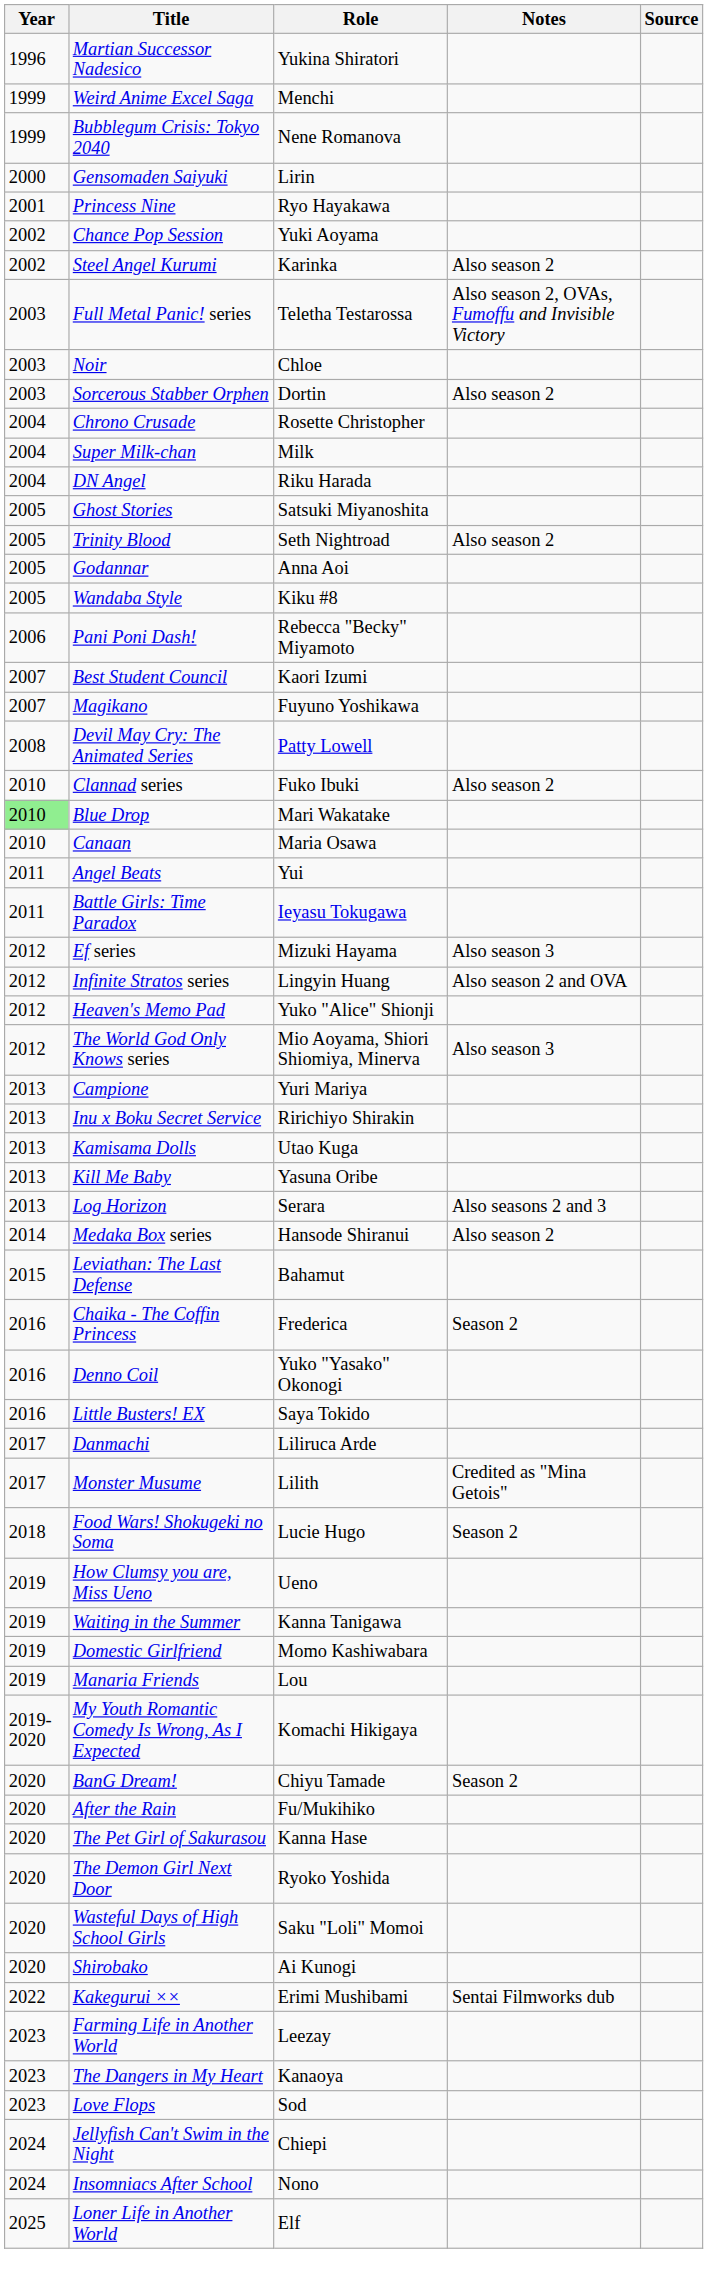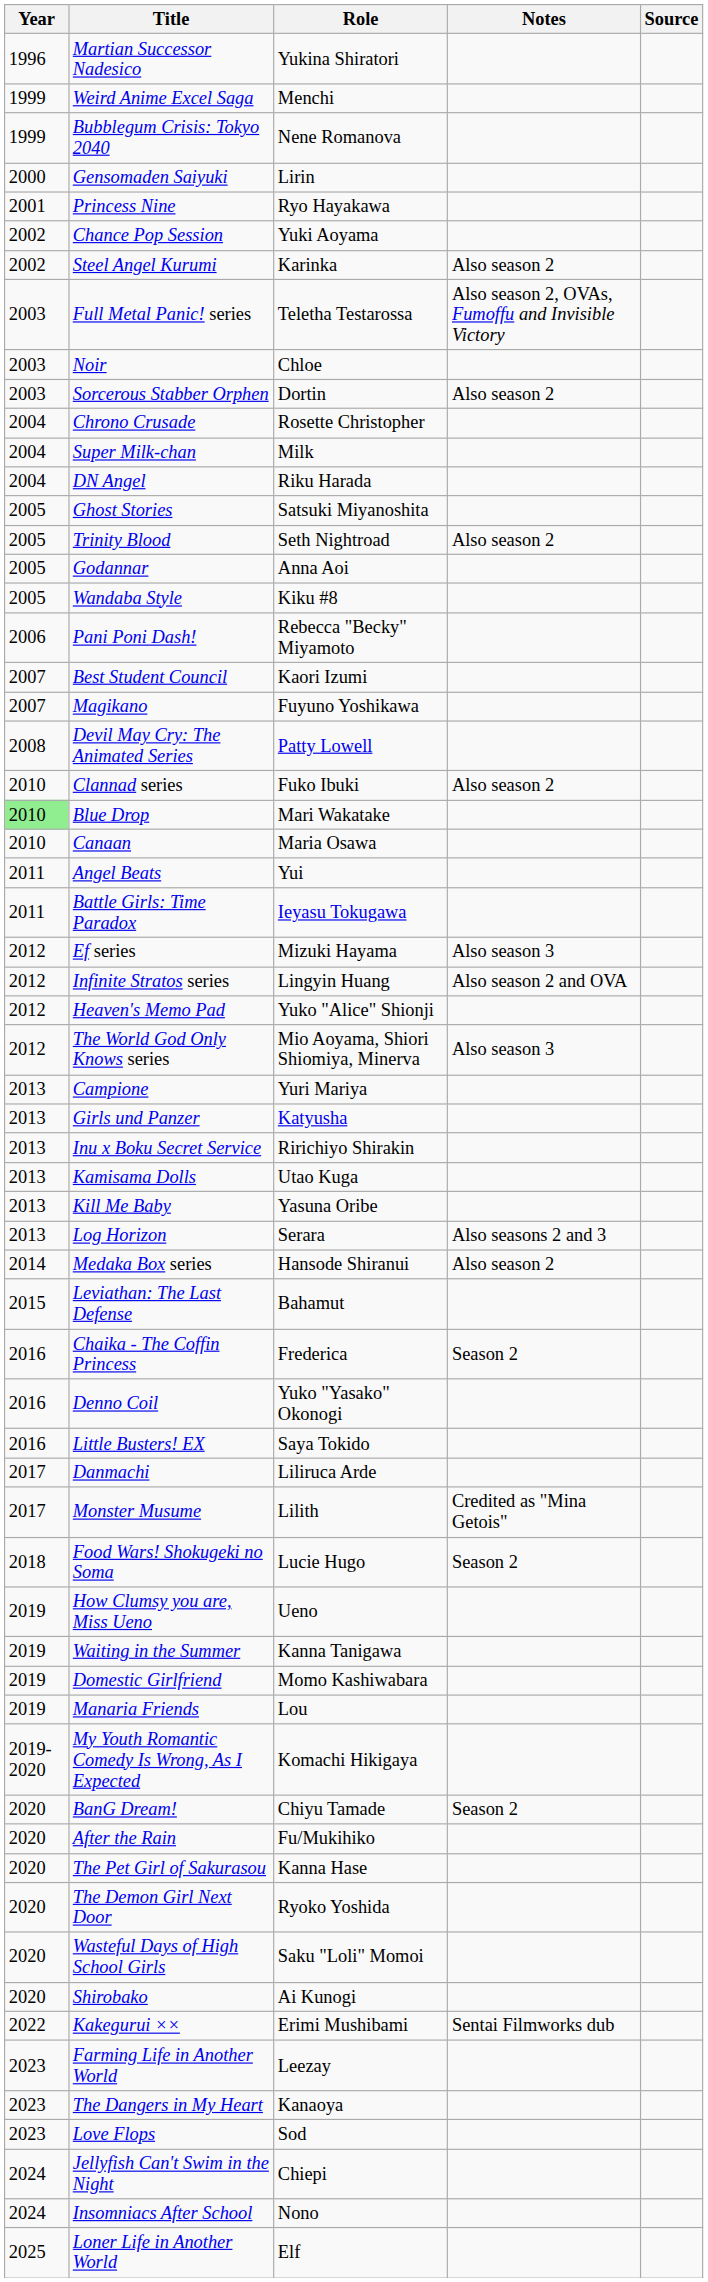+ row: (136, 1118)
